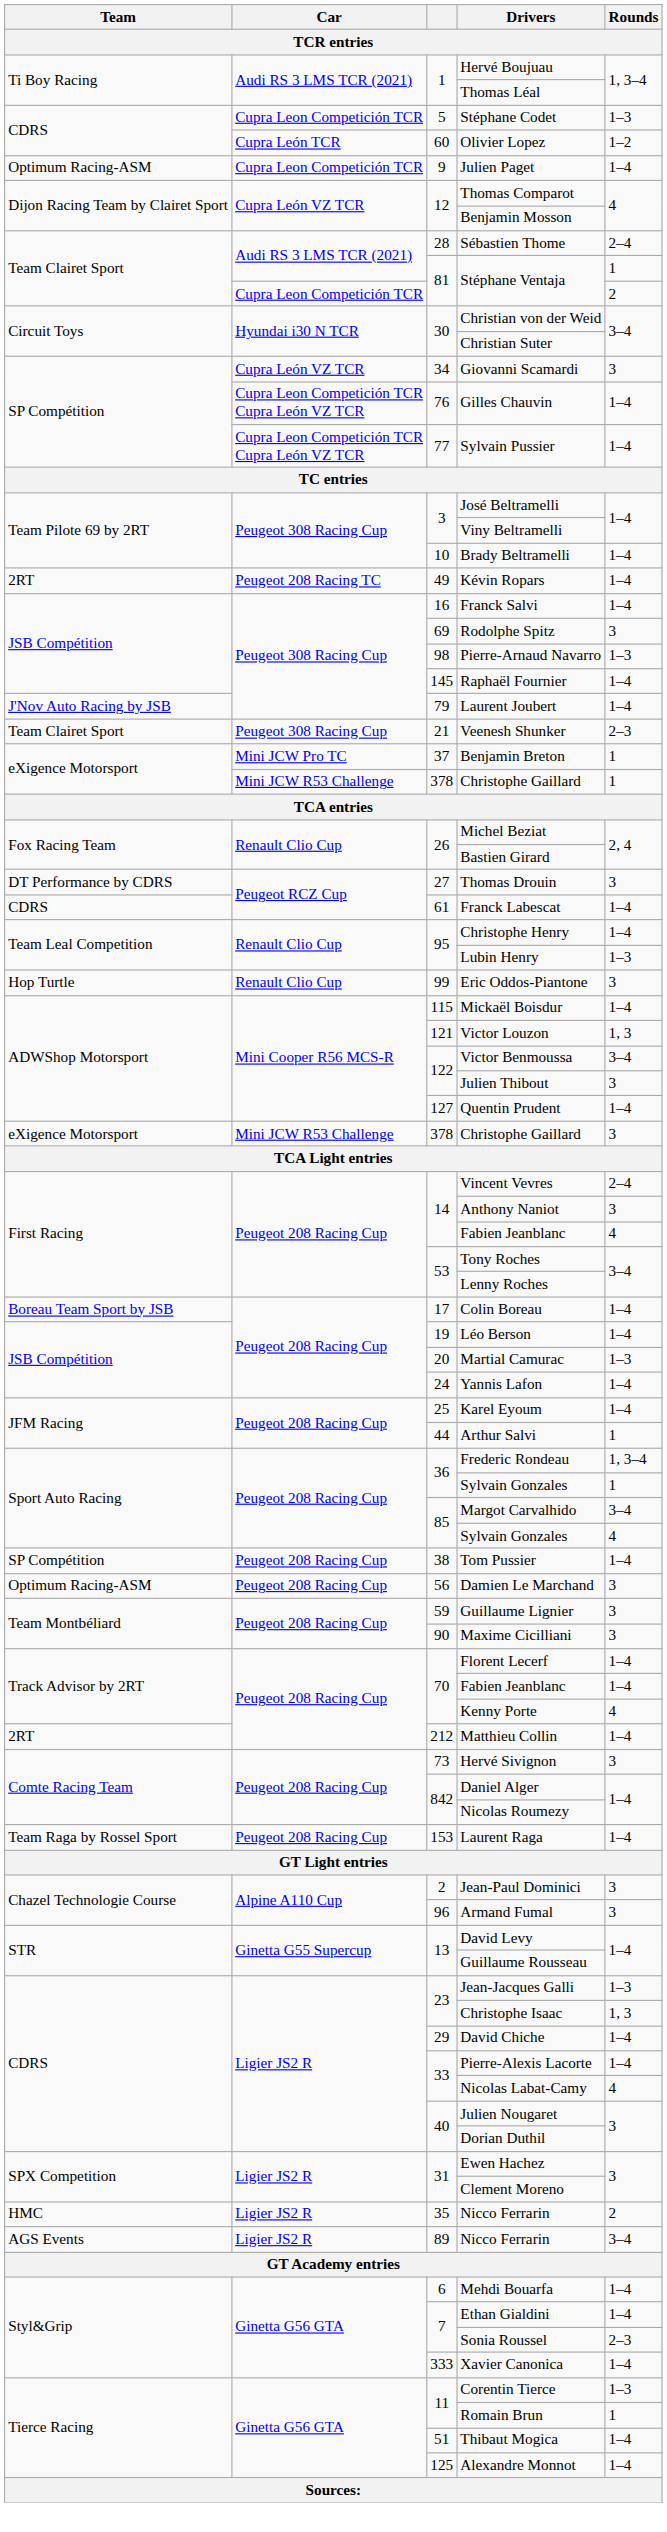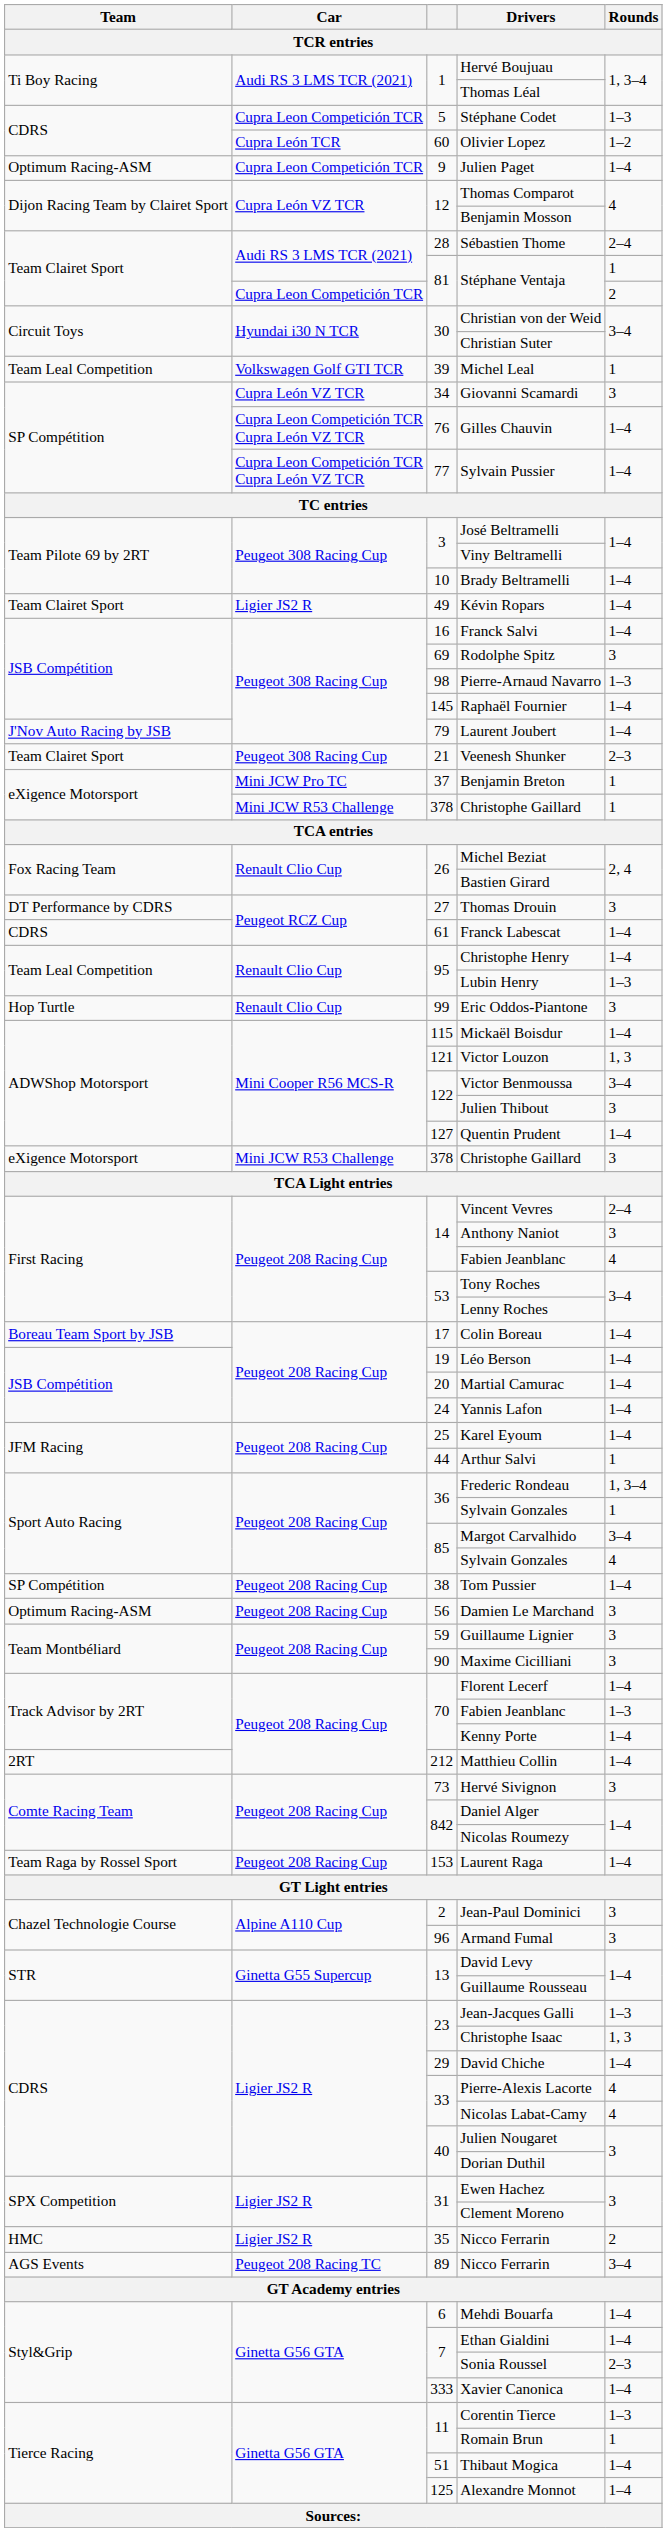+ row: (442, 368)
(21, 580) 2RT -> (66, 605) Team Clairet Sport
(308, 580) Peugeot 208 Racing TC -> (274, 605) Ligier JS2 R
(620, 1359) 1–3 -> (620, 1384) 1–4
(620, 1685) 1–4 -> (620, 1711) 1–3
(612, 1711) 4 -> (620, 1736) 1–4
(620, 2062) 1–4 -> (612, 2088) 4
(274, 2238) Ligier JS2 R -> (308, 2263) Peugeot 208 Racing TC
